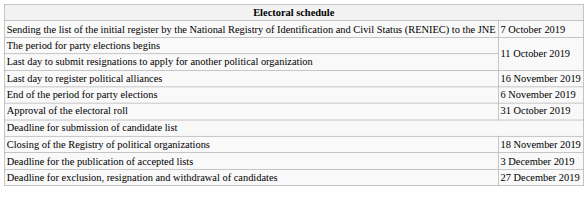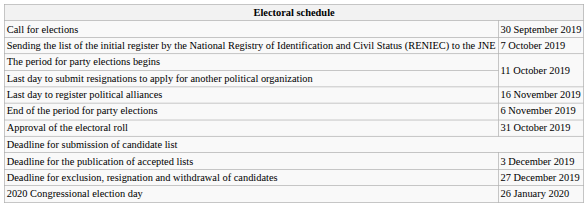+ row: (43, 29)
- row: (108, 144)
+ row: (75, 194)
